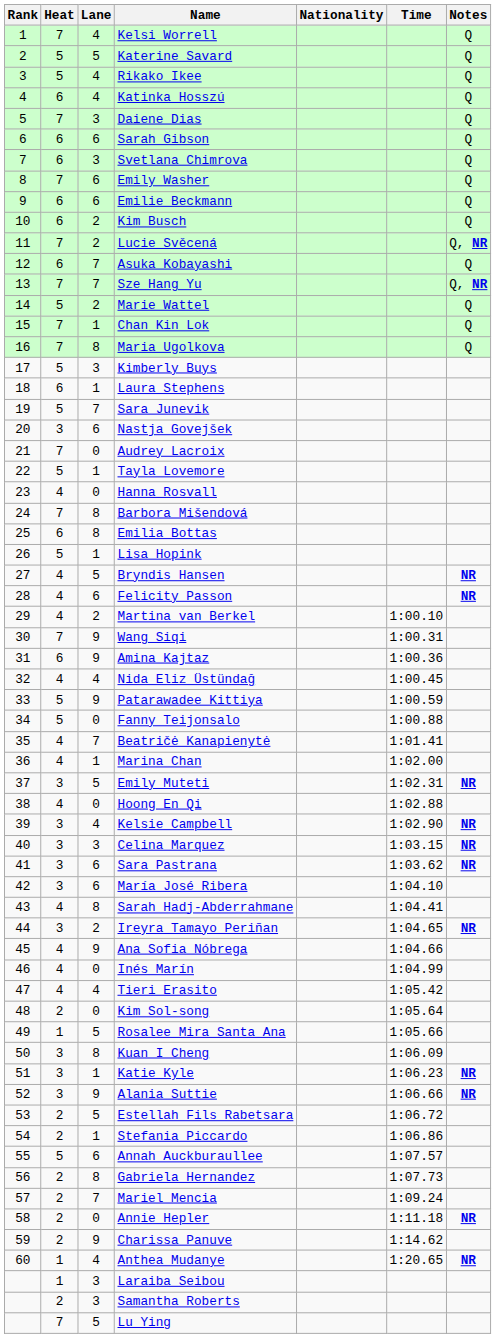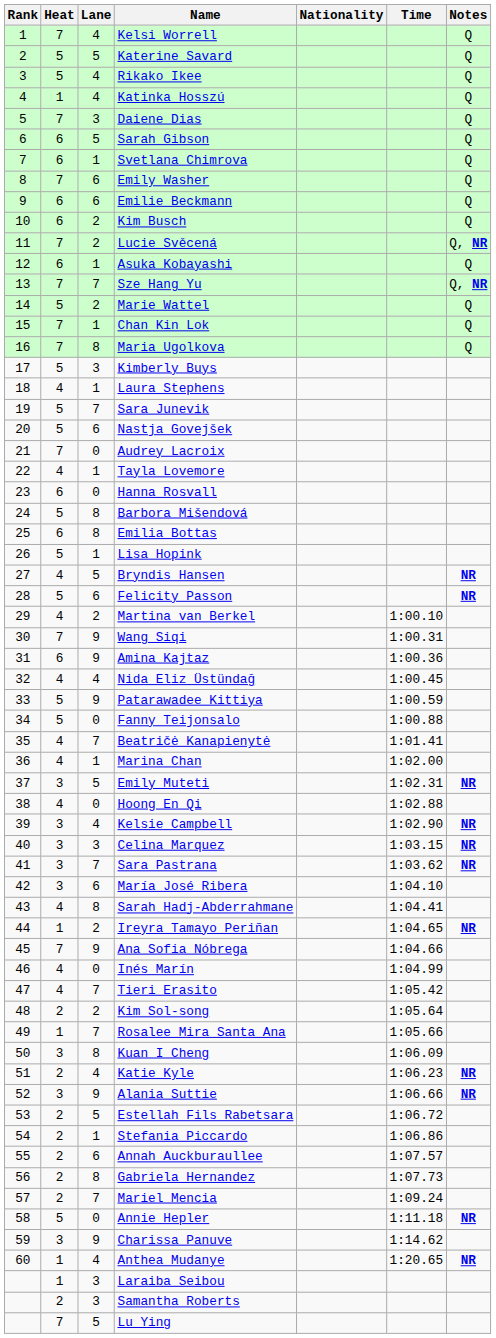(59, 98) 6 -> (59, 98) 1
(96, 139) 6 -> (96, 139) 5
(96, 160) 3 -> (96, 160) 1
(96, 264) 7 -> (96, 264) 1
(59, 389) 6 -> (59, 389) 4
(59, 430) 3 -> (59, 430) 5
(59, 472) 5 -> (59, 472) 4
(59, 492) 4 -> (59, 492) 6
(59, 513) 7 -> (59, 513) 5
(59, 596) 4 -> (59, 596) 5
(96, 866) 6 -> (96, 866) 7
(59, 928) 3 -> (59, 928) 1
(59, 949) 4 -> (59, 949) 7
(96, 991) 4 -> (96, 991) 7
(96, 1012) 0 -> (96, 1012) 2
(96, 1032) 5 -> (96, 1032) 7
(59, 1074) 3 -> (59, 1074) 2
(96, 1074) 1 -> (96, 1074) 4
(59, 1157) 5 -> (59, 1157) 2
(59, 1219) 2 -> (59, 1219) 5
(59, 1240) 2 -> (59, 1240) 3
